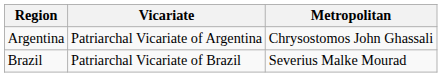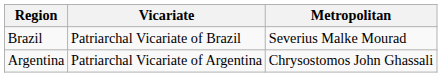rows swapped: (36, 38) <-> (25, 60)
